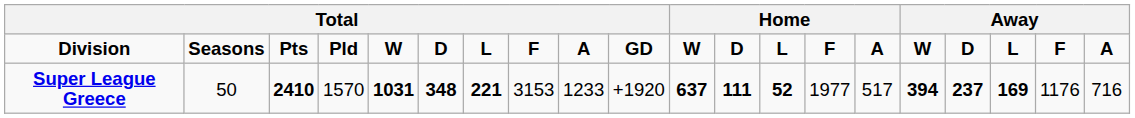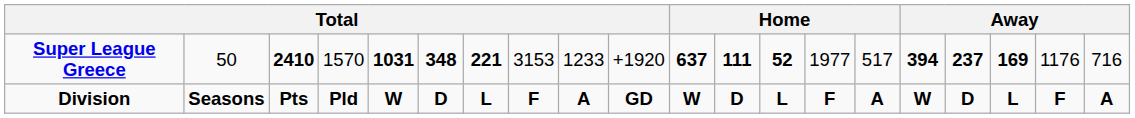rows swapped: (94, 49) <-> (94, 89)
